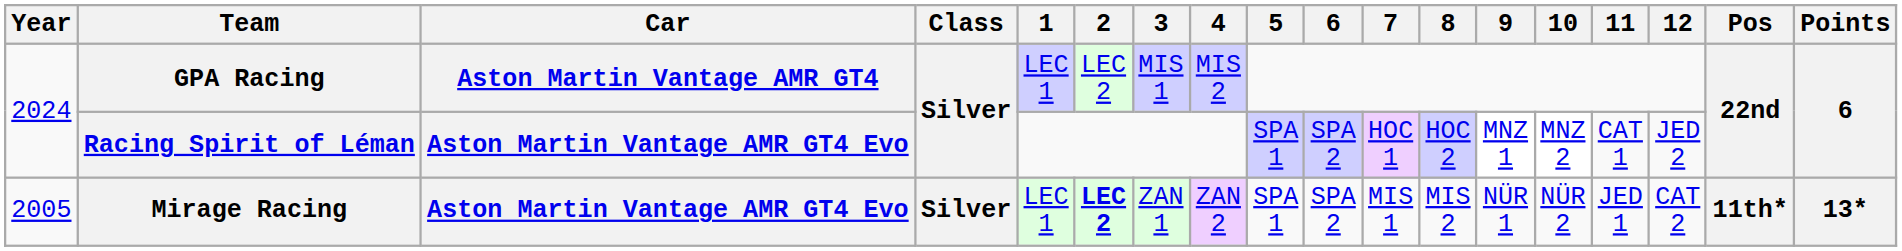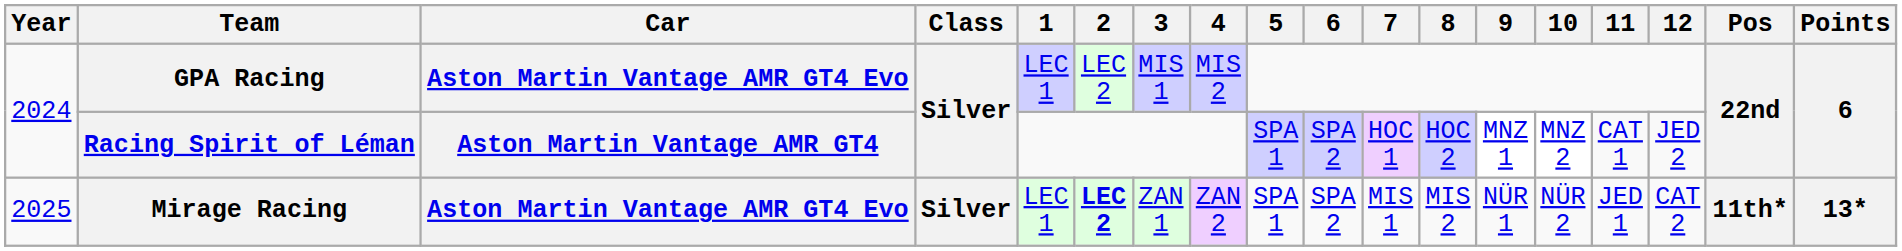(668, 78) Aston Martin Vantage AMR GT4 -> (668, 78) Aston Martin Vantage AMR GT4 Evo
(668, 145) Aston Martin Vantage AMR GT4 Evo -> (668, 145) Aston Martin Vantage AMR GT4
(41, 212) 2005 -> (41, 212) 2025
